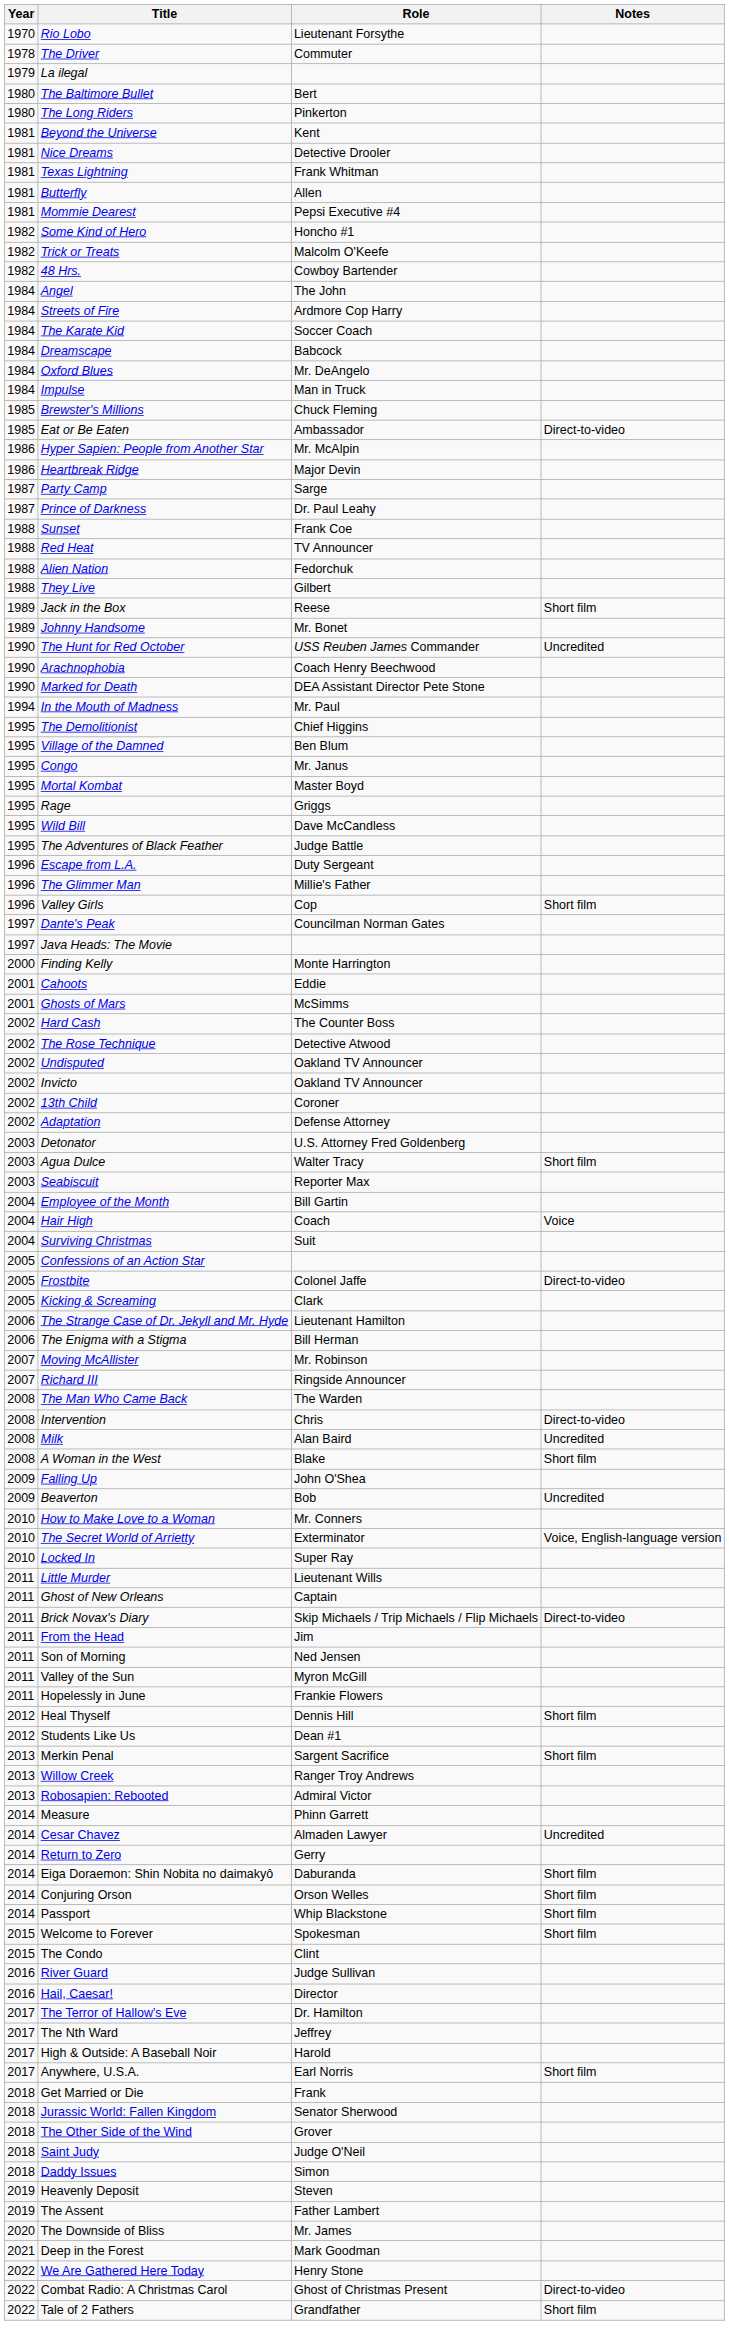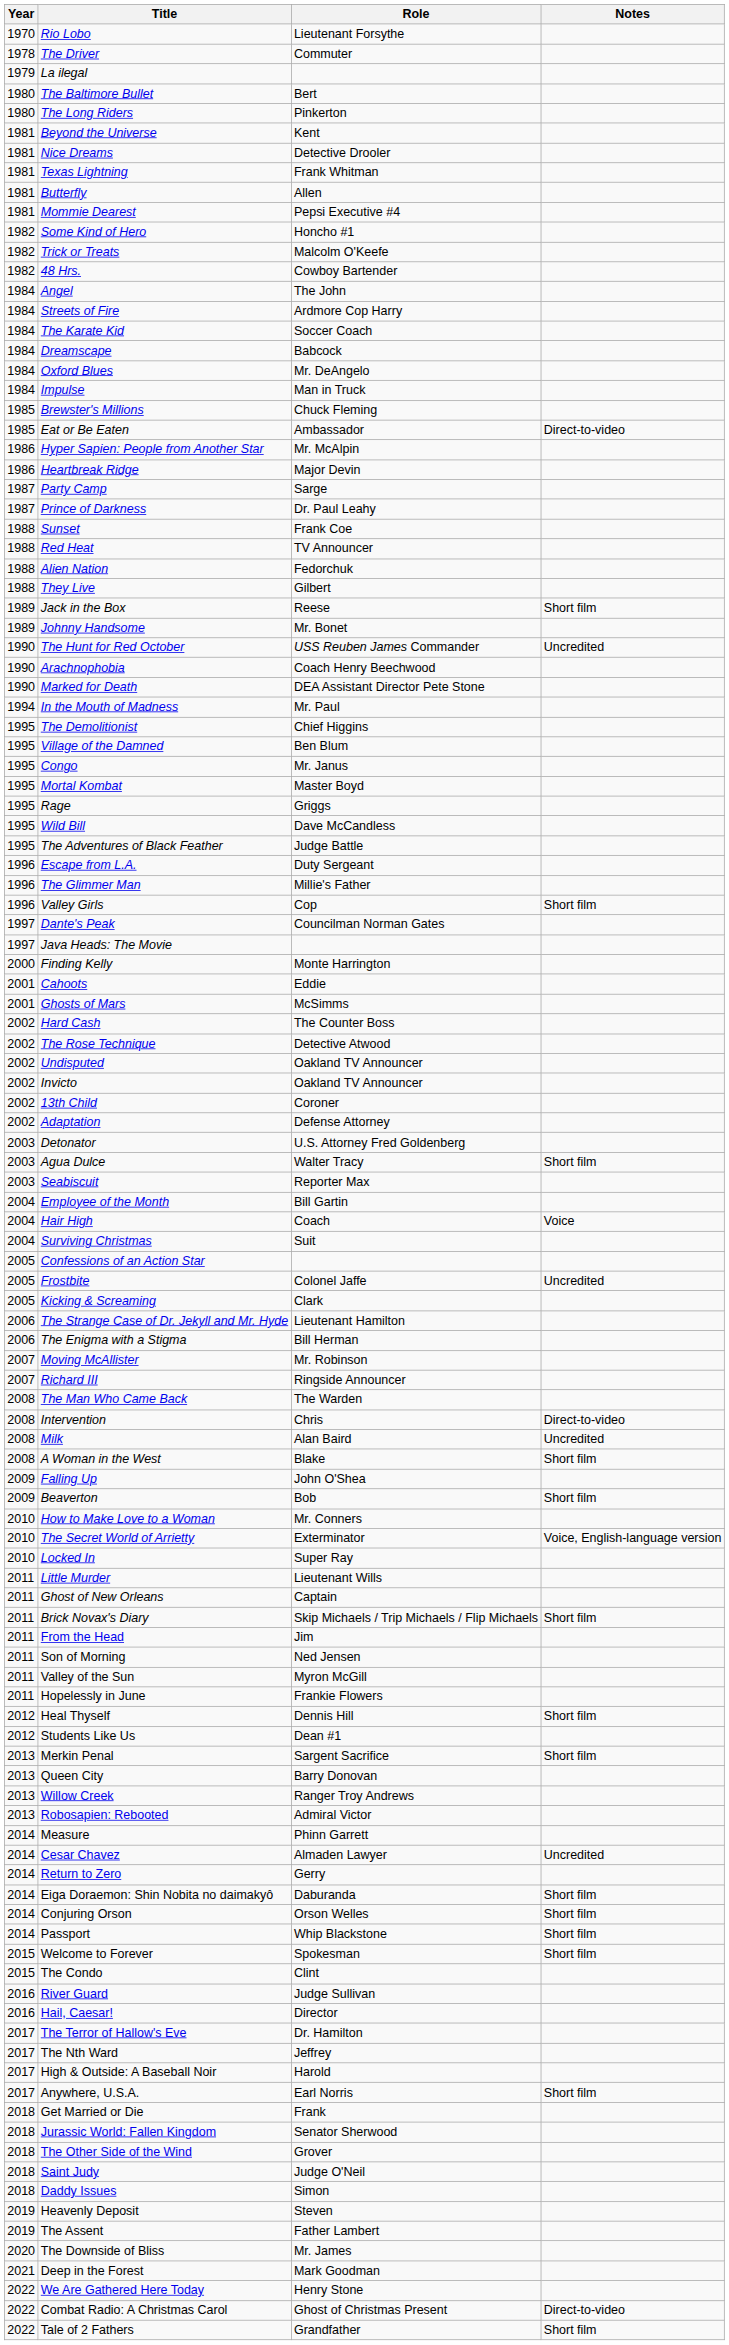(584, 1281) Direct-to-video -> (574, 1281) Uncredited
(574, 1498) Uncredited -> (570, 1498) Short film
(584, 1617) Direct-to-video -> (570, 1617) Short film
+ row: (72, 1775)
